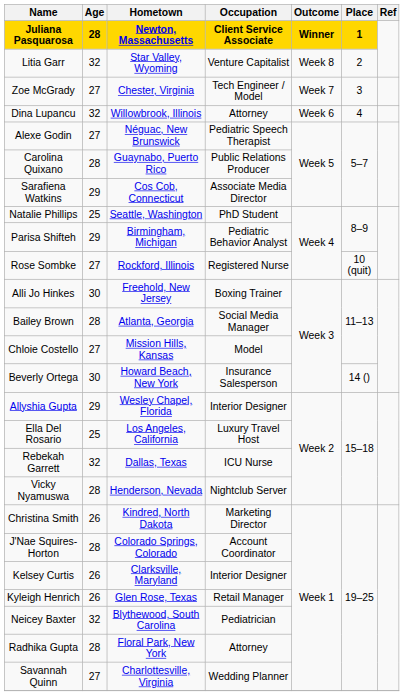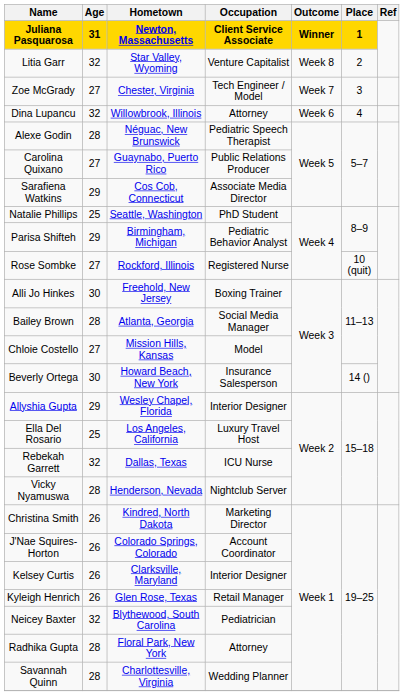(95, 35) 28 -> (95, 35) 31
(95, 136) 27 -> (95, 136) 28
(95, 164) 28 -> (95, 164) 27
(95, 547) 28 -> (95, 547) 26
(95, 676) 27 -> (95, 676) 28
